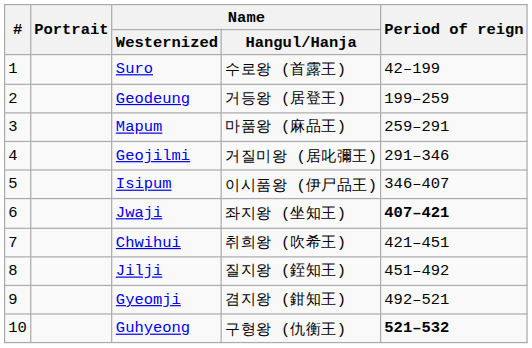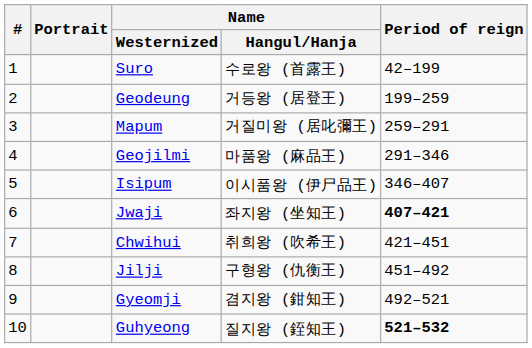(286, 128) 마품왕 (麻品王) -> (301, 128) 거질미왕 (居叱彌王)
(301, 156) 거질미왕 (居叱彌王) -> (286, 156) 마품왕 (麻品王)
(286, 271) 질지왕 (銍知王) -> (286, 271) 구형왕 (仇衡王)
(286, 329) 구형왕 (仇衡王) -> (286, 329) 질지왕 (銍知王)
